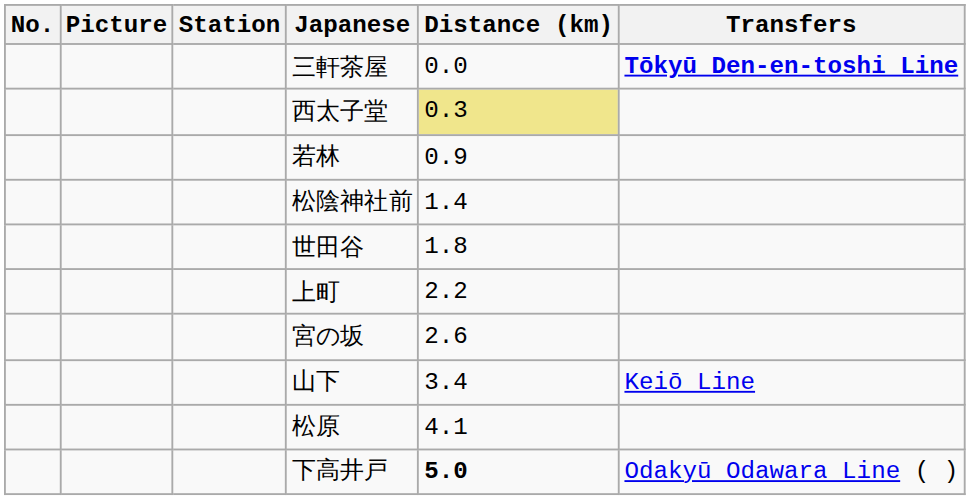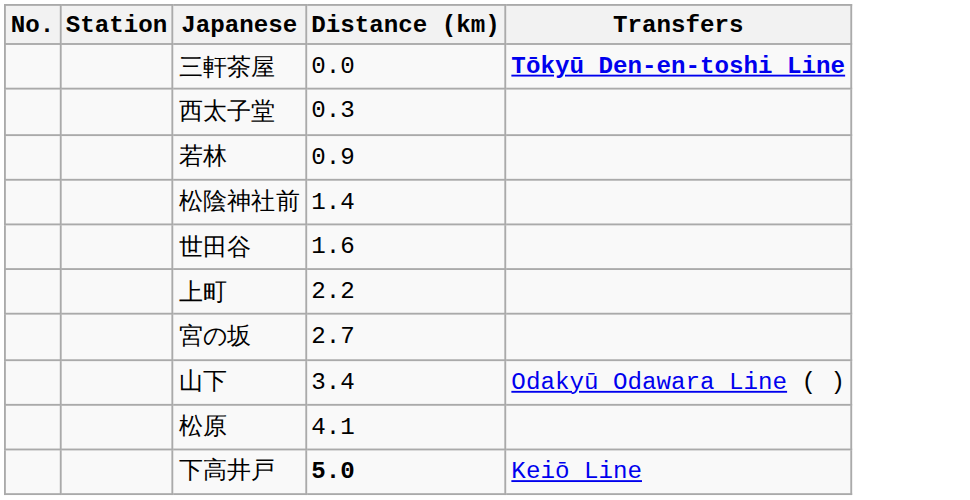- column: (117, 25)
(446, 112) khaki background -> (333, 112) no background
(446, 247) 1.8 -> (333, 247) 1.6
(446, 337) 2.6 -> (333, 337) 2.7
(690, 382) Keiō Line -> (678, 382) Odakyū Odawara Line ( )
(791, 472) Odakyū Odawara Line ( ) -> (577, 472) Keiō Line
